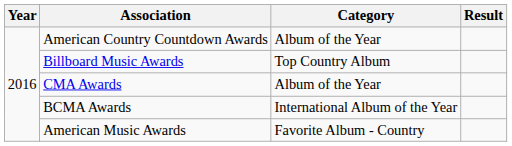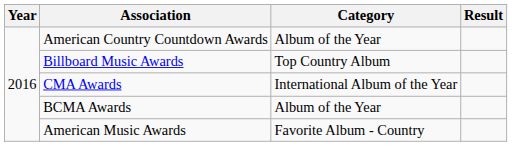(328, 84) Album of the Year -> (366, 84) International Album of the Year
(366, 107) International Album of the Year -> (328, 107) Album of the Year
